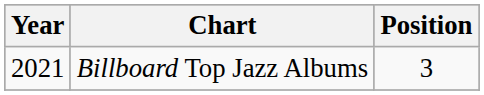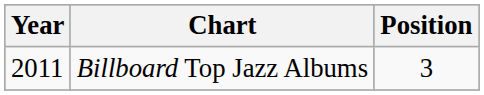(38, 68) 2021 -> (37, 68) 2011
